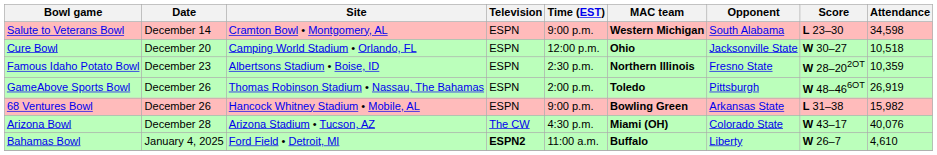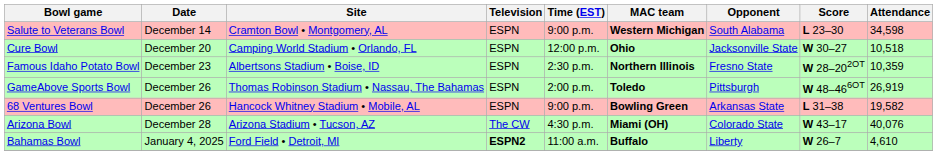(887, 106) 15,982 -> (887, 106) 19,582
